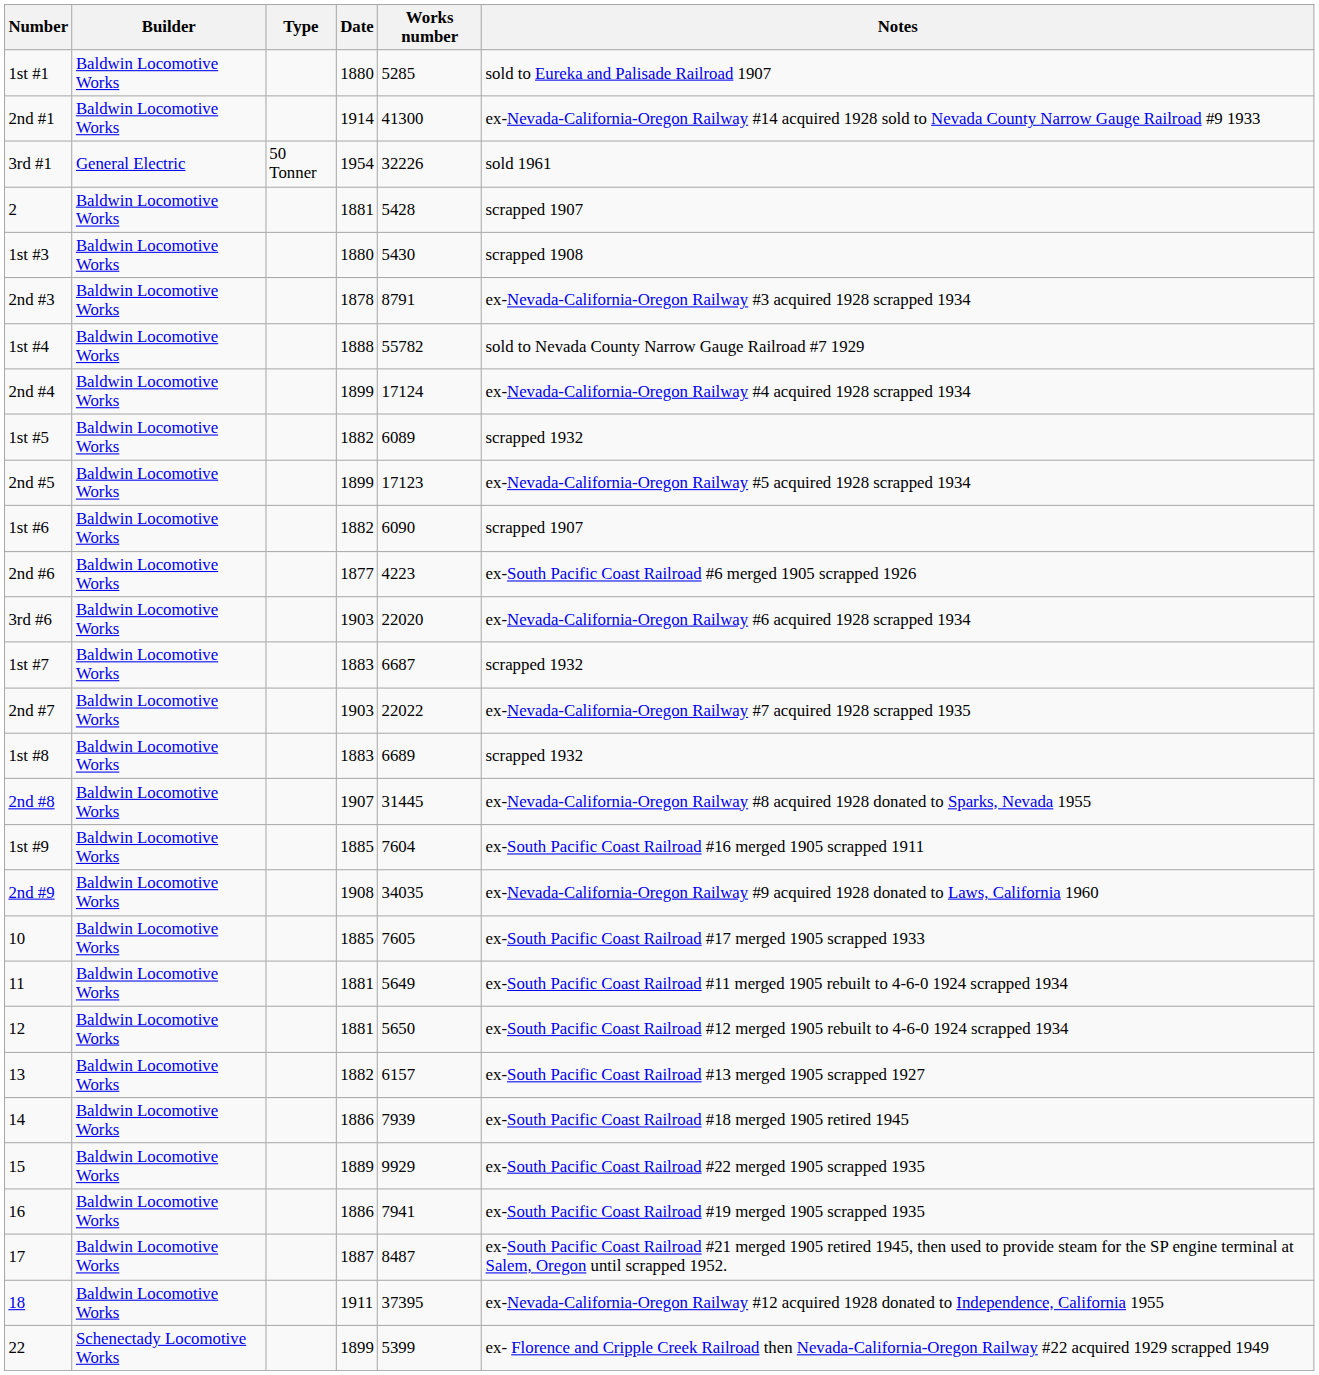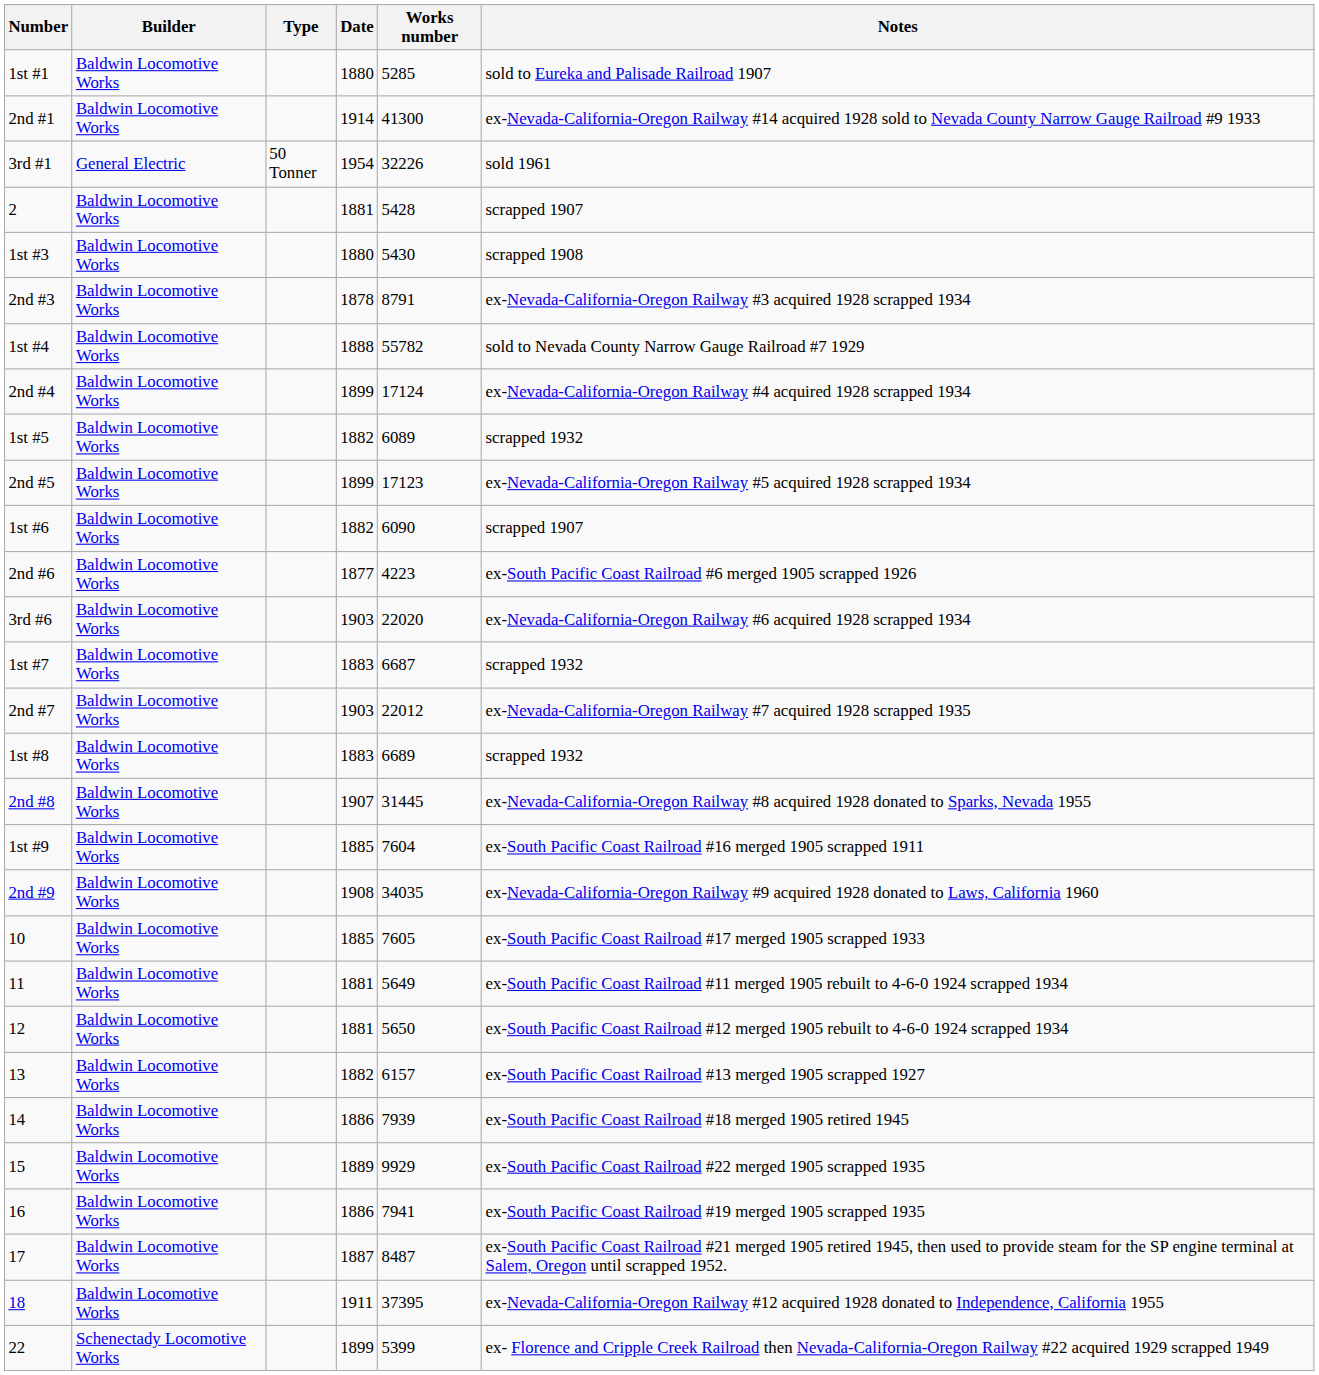(403, 710) 22022 -> (403, 710) 22012
